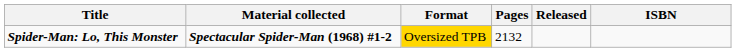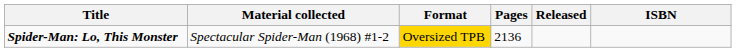(290, 36) bold -> (290, 36) normal
(508, 36) 2132 -> (508, 36) 2136
